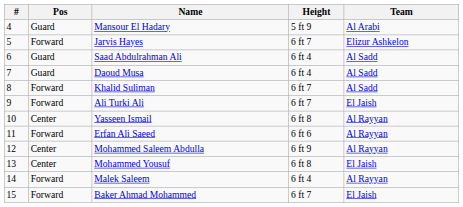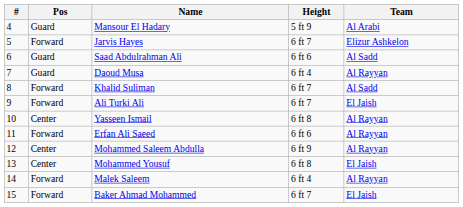(301, 57) 6 ft 4 -> (301, 57) 6 ft 6
(362, 73) Al Sadd -> (367, 73) Al Rayyan
